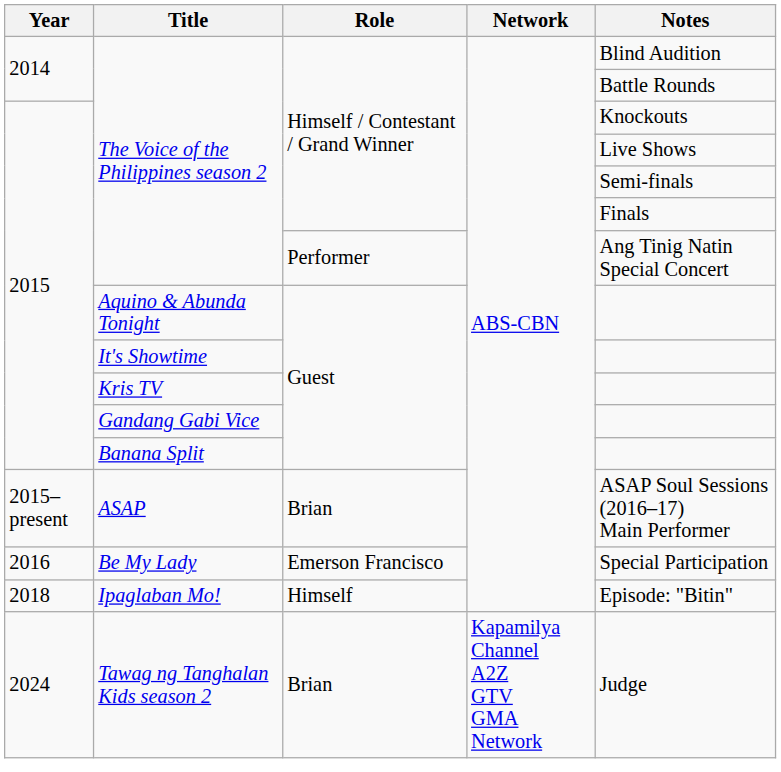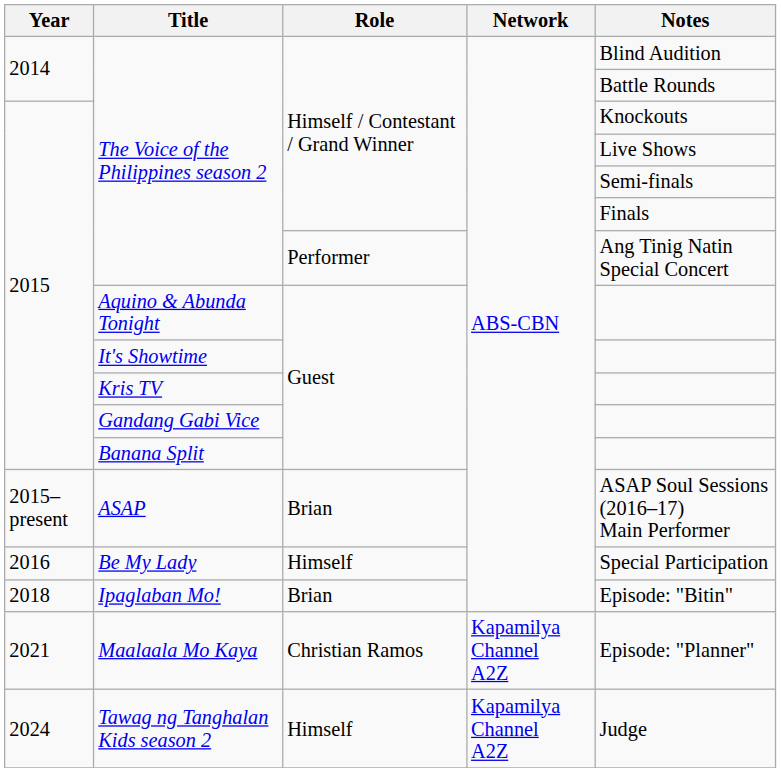(365, 563) Emerson Francisco -> (320, 563) Himself
(320, 595) Himself -> (310, 595) Brian
+ row: (30, 650)
(310, 684) Brian -> (320, 728) Himself
(516, 684) Kapamilya Channel A2Z GTV GMA Network -> (516, 728) Kapamilya Channel A2Z
